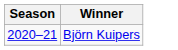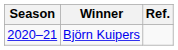+ column: (158, 14)
